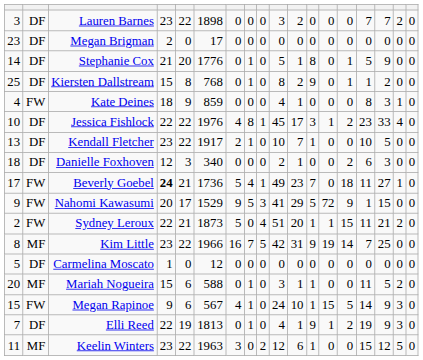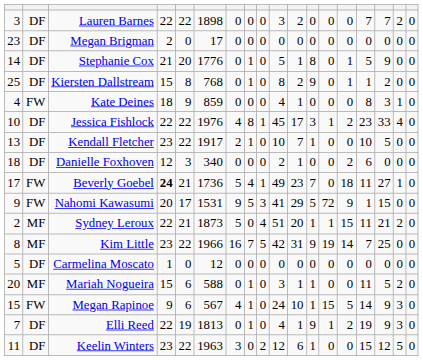(166, 20) 23 -> (166, 20) 22
(387, 162) 3 -> (387, 162) 0
(210, 203) 1529 -> (210, 203) 1531
(36, 223) FW -> (36, 223) MF
(36, 345) MF -> (37, 345) DF
